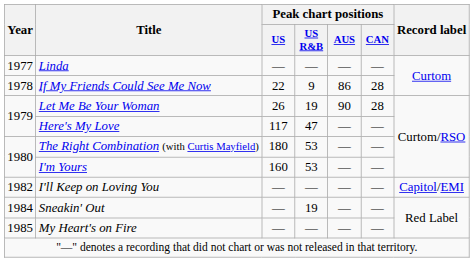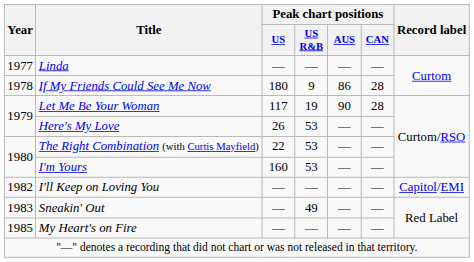(278, 85) 22 -> (278, 85) 180
(278, 106) 26 -> (278, 106) 117
(278, 126) 117 -> (278, 126) 26
(311, 126) 47 -> (311, 126) 53
(278, 146) 180 -> (278, 146) 22
(20, 207) 1984 -> (20, 207) 1983
(311, 207) 19 -> (311, 207) 49
